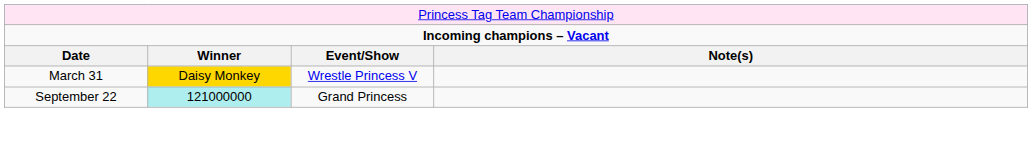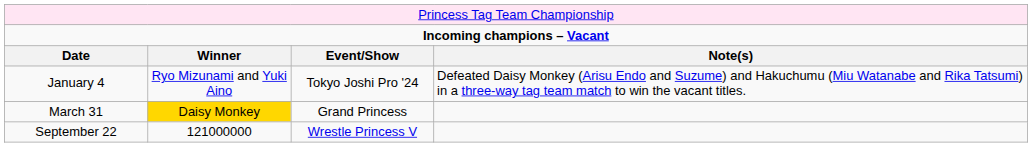+ row: (76, 83)
(362, 76) Wrestle Princess V -> (362, 111) Grand Princess
(219, 96) paleturquoise background -> (219, 132) no background
(362, 96) Grand Princess -> (362, 132) Wrestle Princess V
